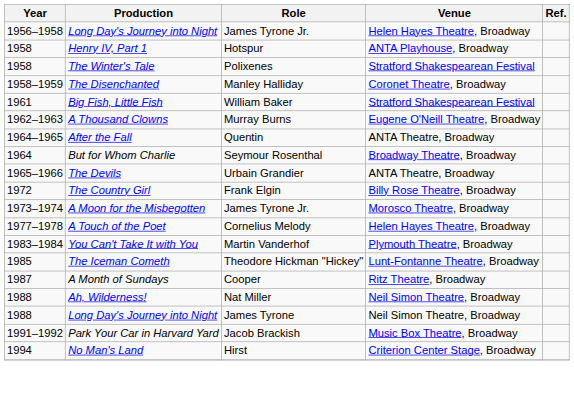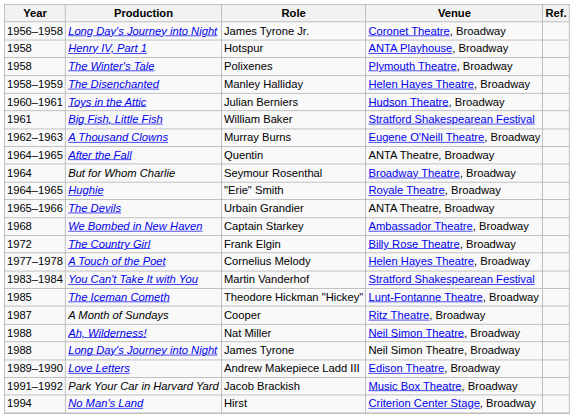(449, 31) Helen Hayes Theatre, Broadway -> (437, 31) Coronet Theatre, Broadway
(452, 66) Stratford Shakespearean Festival -> (441, 66) Plymouth Theatre, Broadway
(437, 84) Coronet Theatre, Broadway -> (449, 84) Helen Hayes Theatre, Broadway
+ row: (107, 102)
+ row: (86, 191)
+ row: (135, 226)
- row: (137, 208)
(441, 244) Plymouth Theatre, Broadway -> (452, 279) Stratford Shakespearean Festival
+ row: (99, 368)
